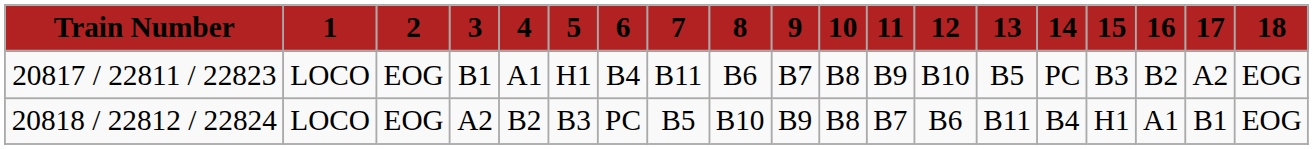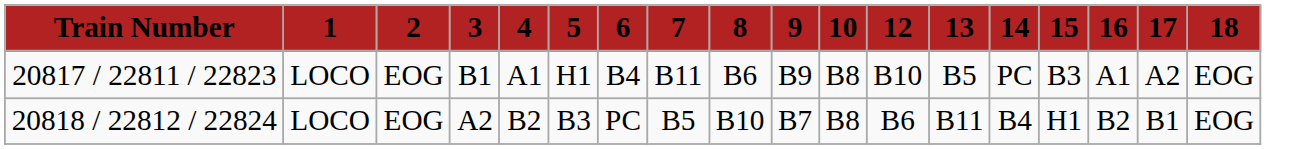- column: (890, 27)
(795, 74) B7 -> (795, 74) B9
(1161, 74) B2 -> (1113, 74) A1
(795, 120) B9 -> (795, 120) B7
(1161, 120) A1 -> (1113, 120) B2
